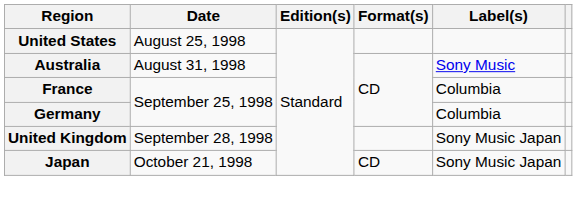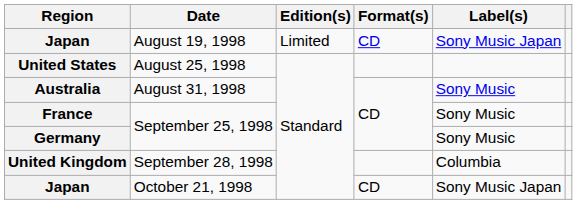+ row: (67, 41)
(468, 89) Columbia -> (475, 114) Sony Music
(468, 114) Columbia -> (475, 138) Sony Music
(499, 138) Sony Music Japan -> (468, 162) Columbia
